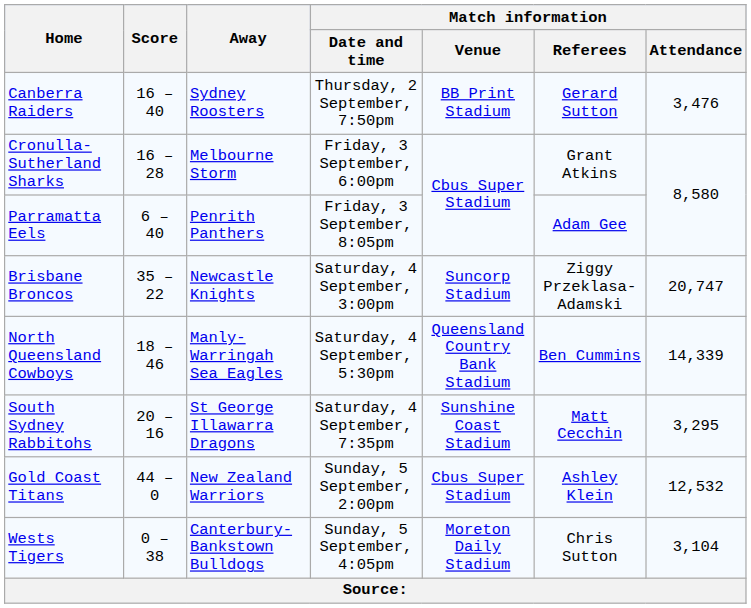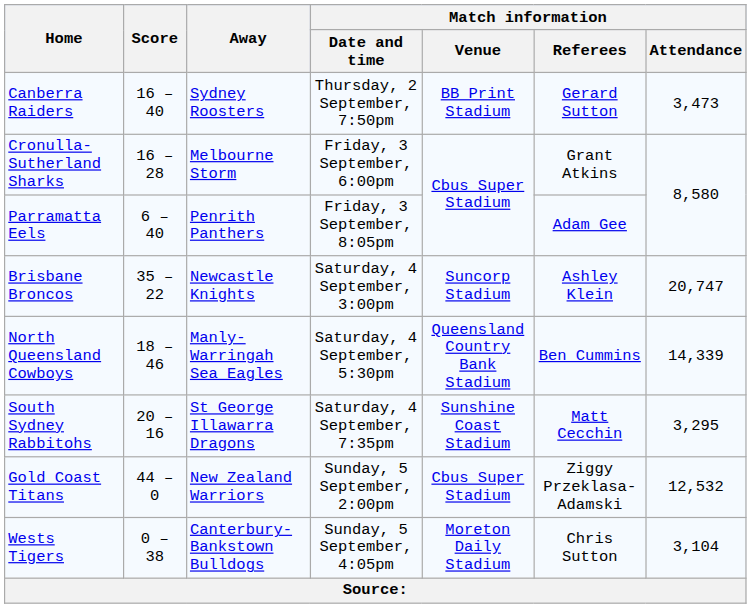(696, 103) 3,476 -> (696, 103) 3,473
(590, 286) Ziggy Przeklasa-Adamski -> (590, 286) Ashley Klein
(590, 487) Ashley Klein -> (590, 487) Ziggy Przeklasa-Adamski
